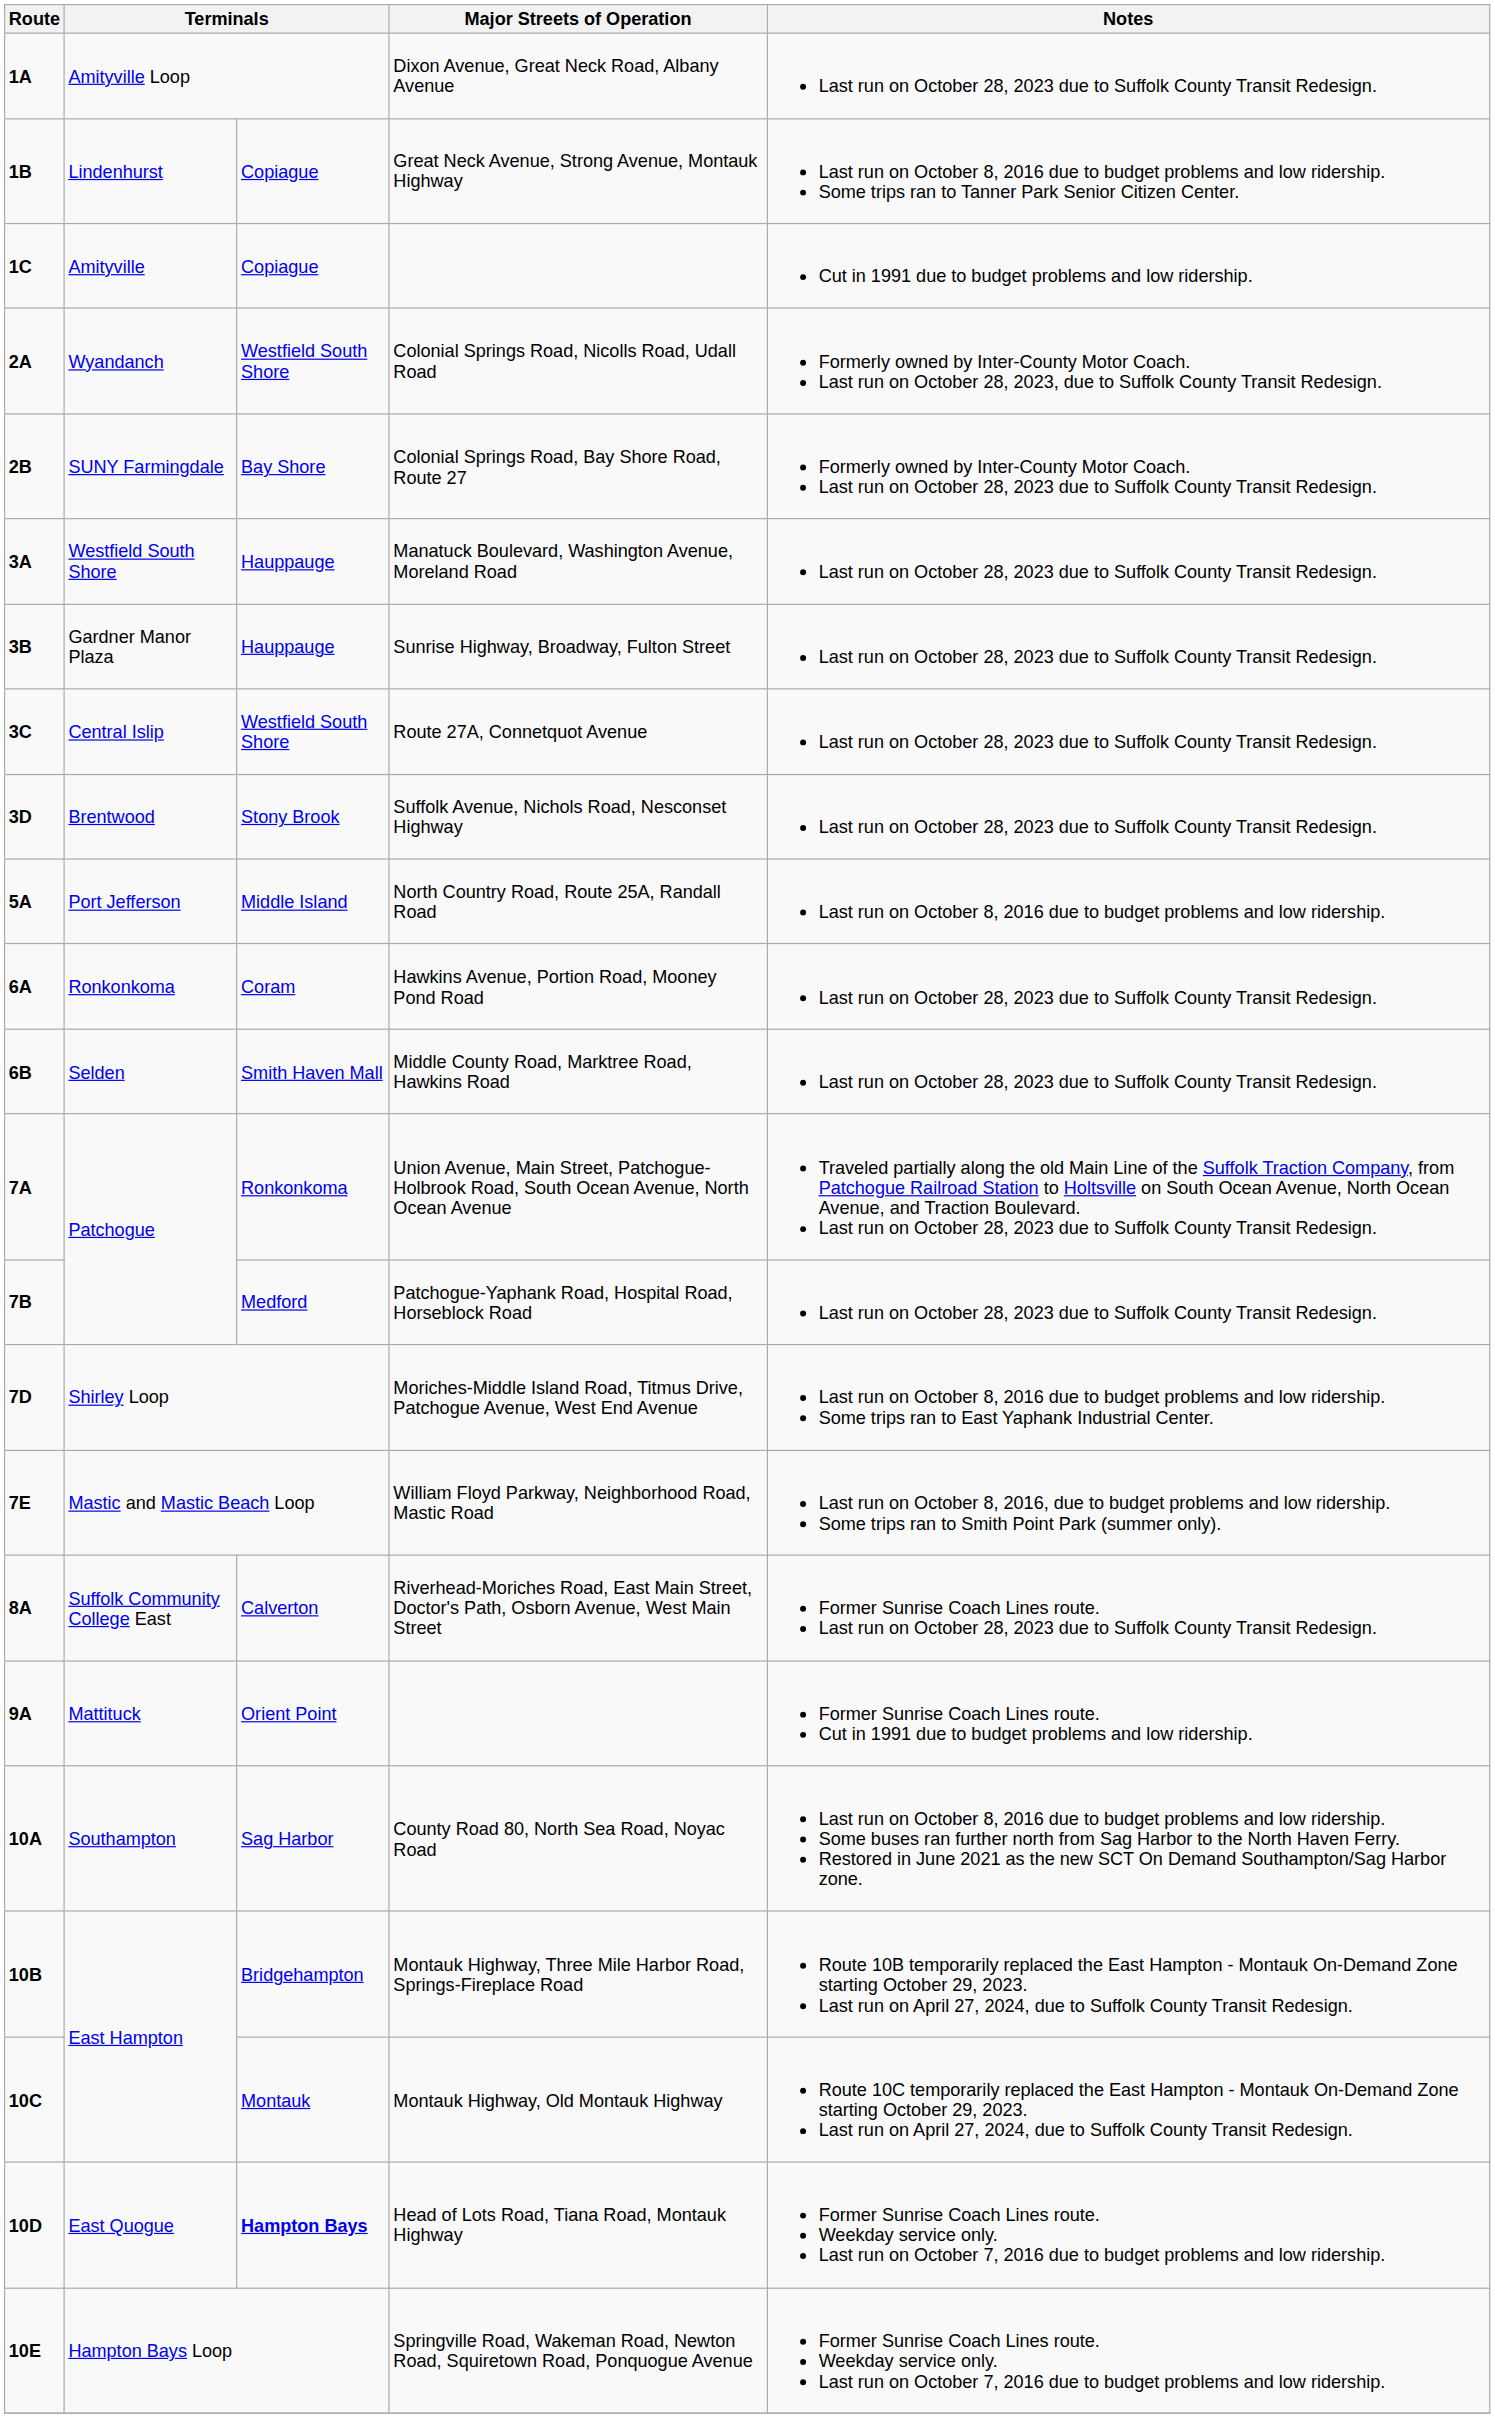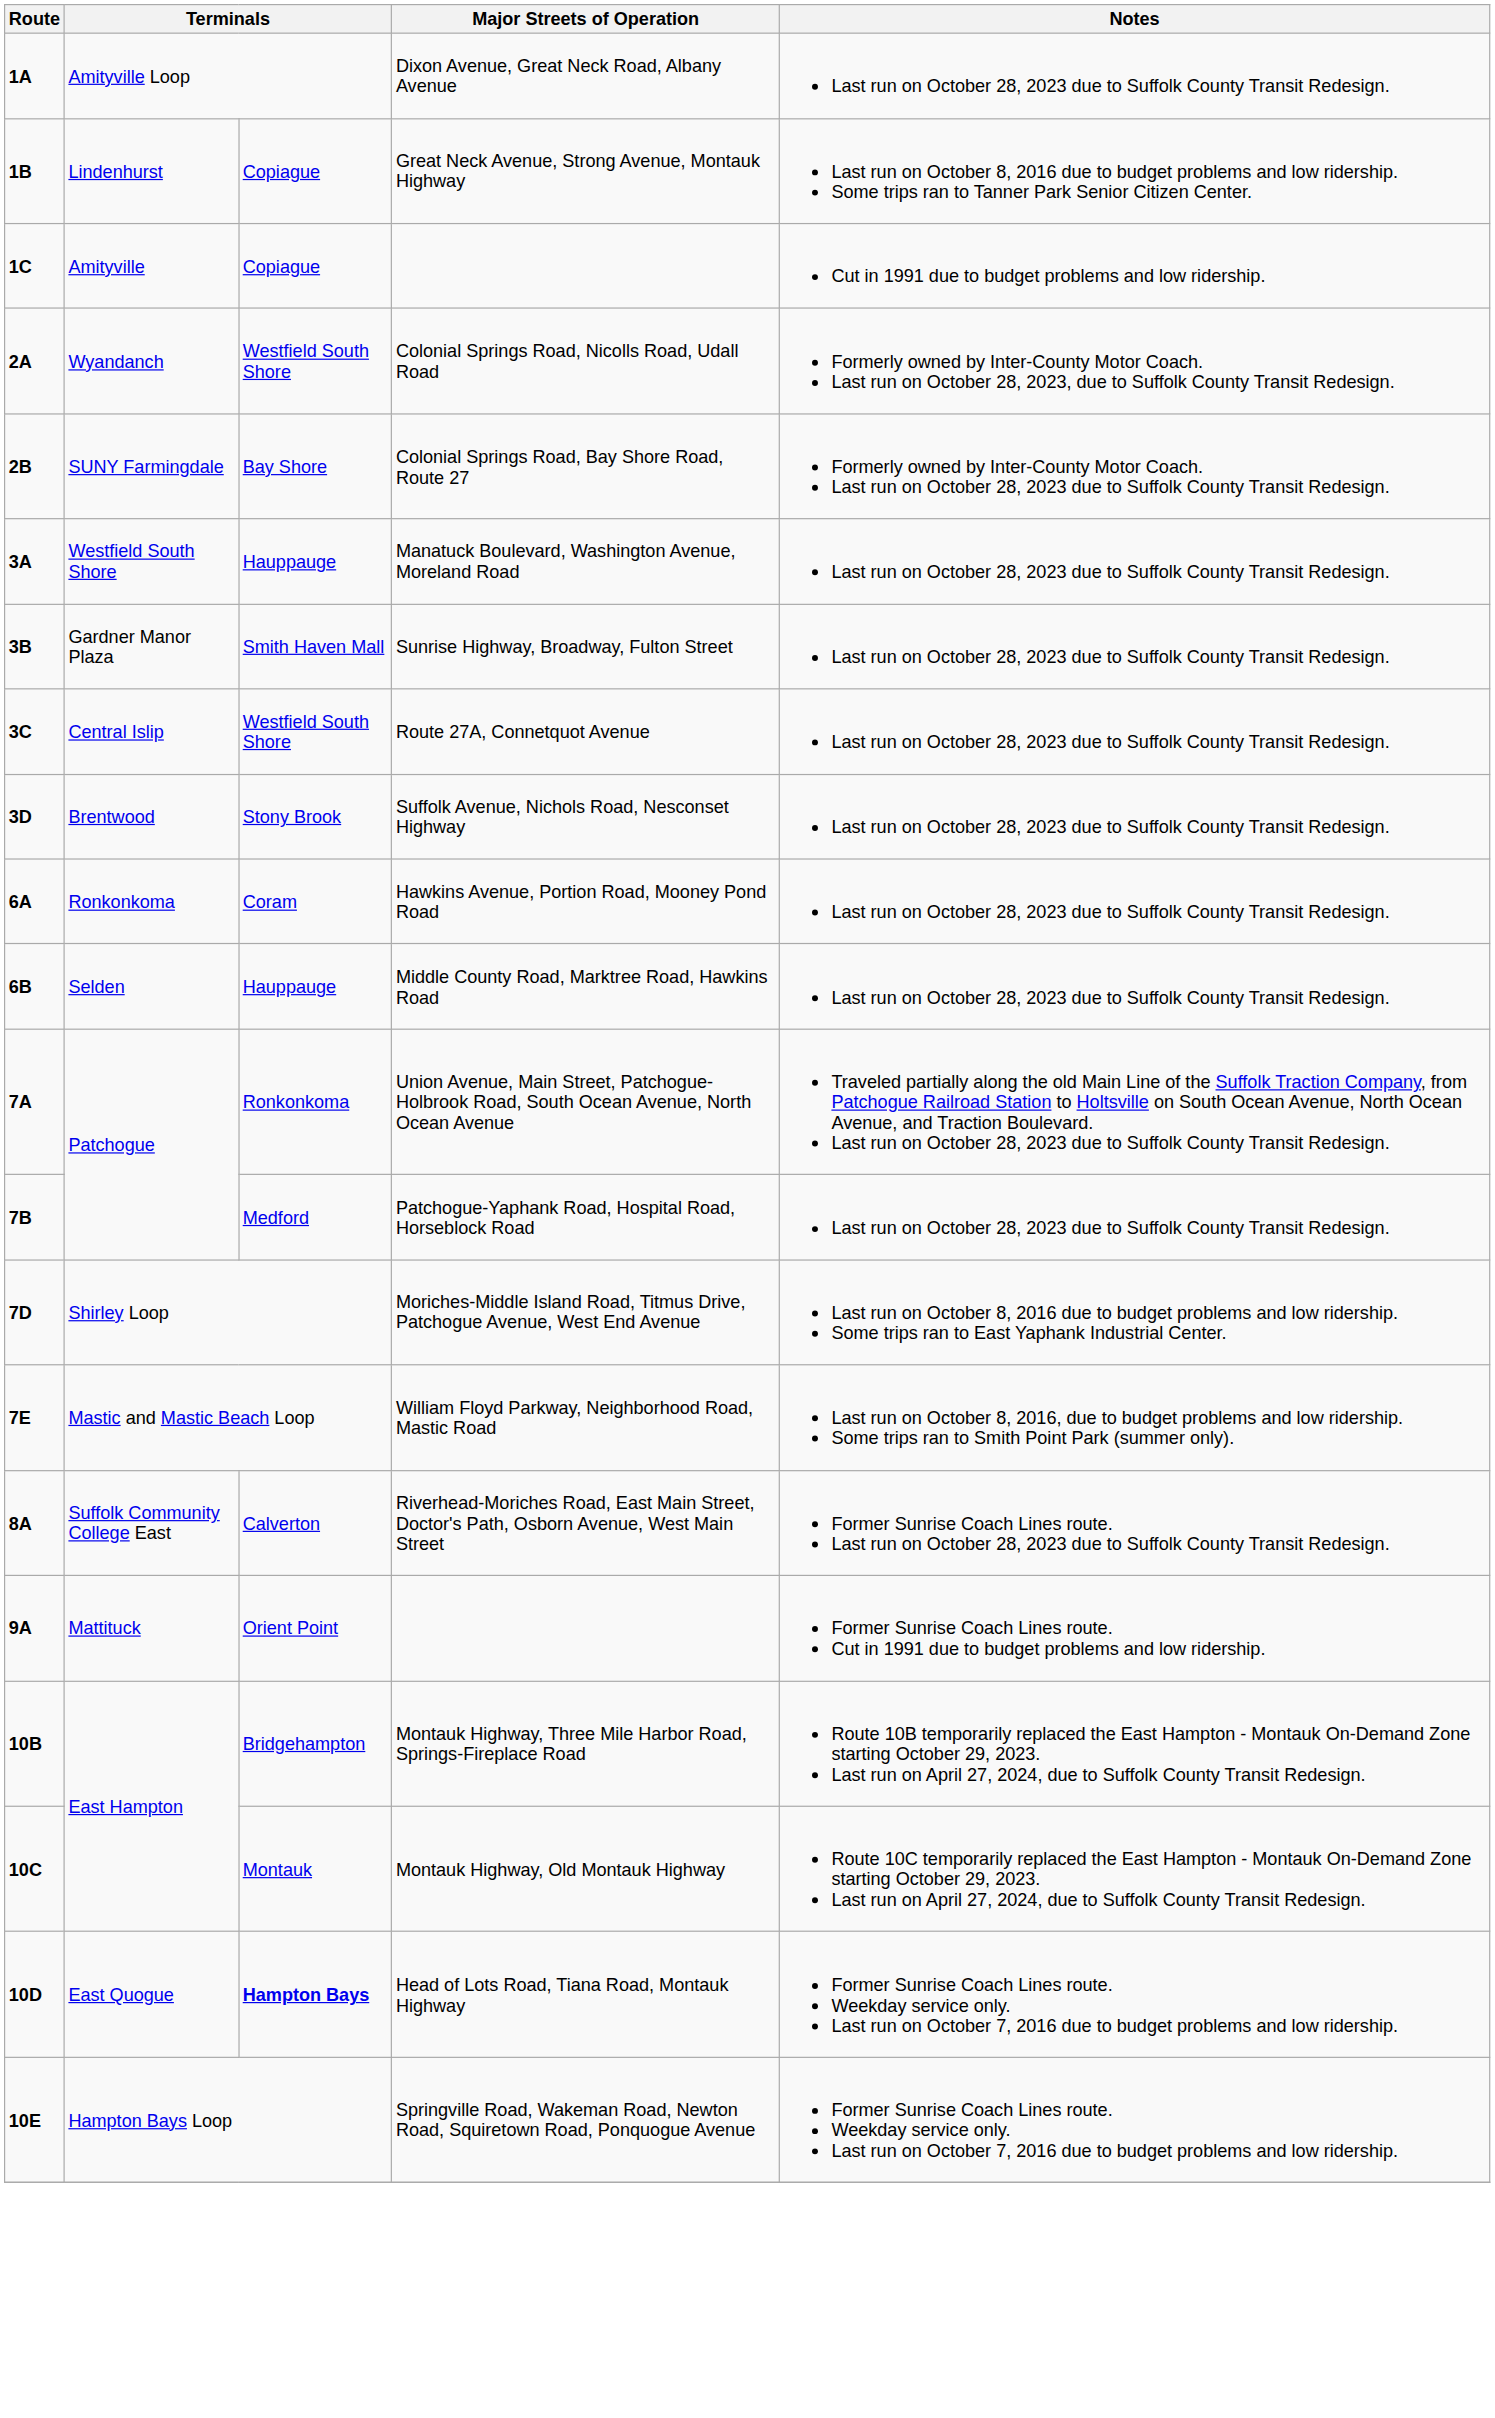(288, 647) Hauppauge -> (314, 647) Smith Haven Mall
- row: (125, 902)
(312, 1072) Smith Haven Mall -> (289, 987) Hauppauge
- row: (122, 1839)
